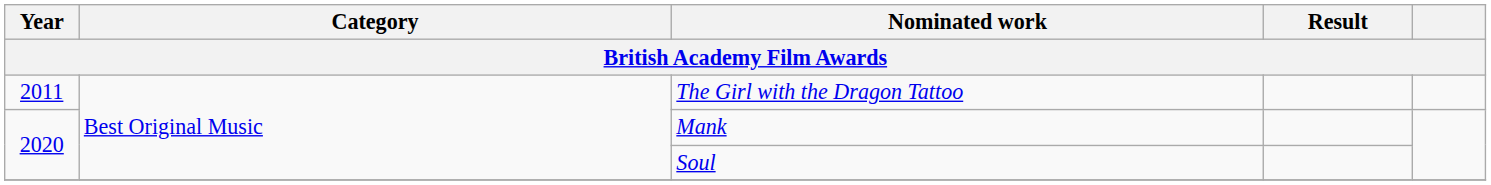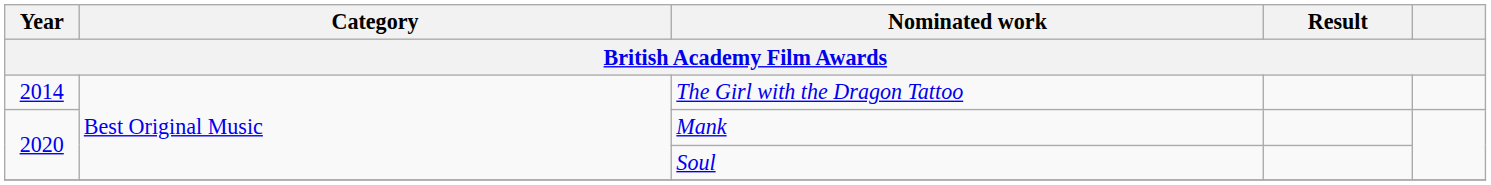(42, 92) 2011 -> (42, 92) 2014
